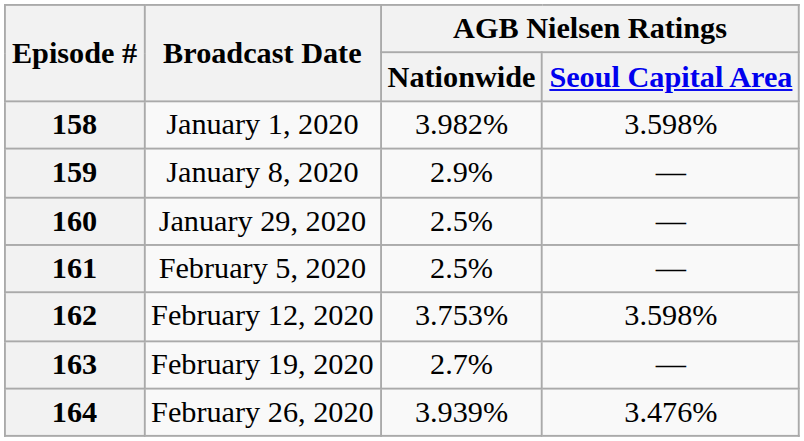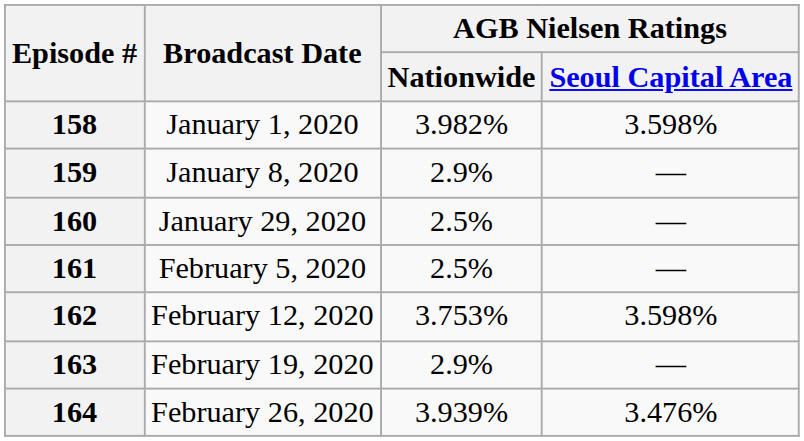(462, 364) 2.7% -> (462, 364) 2.9%
